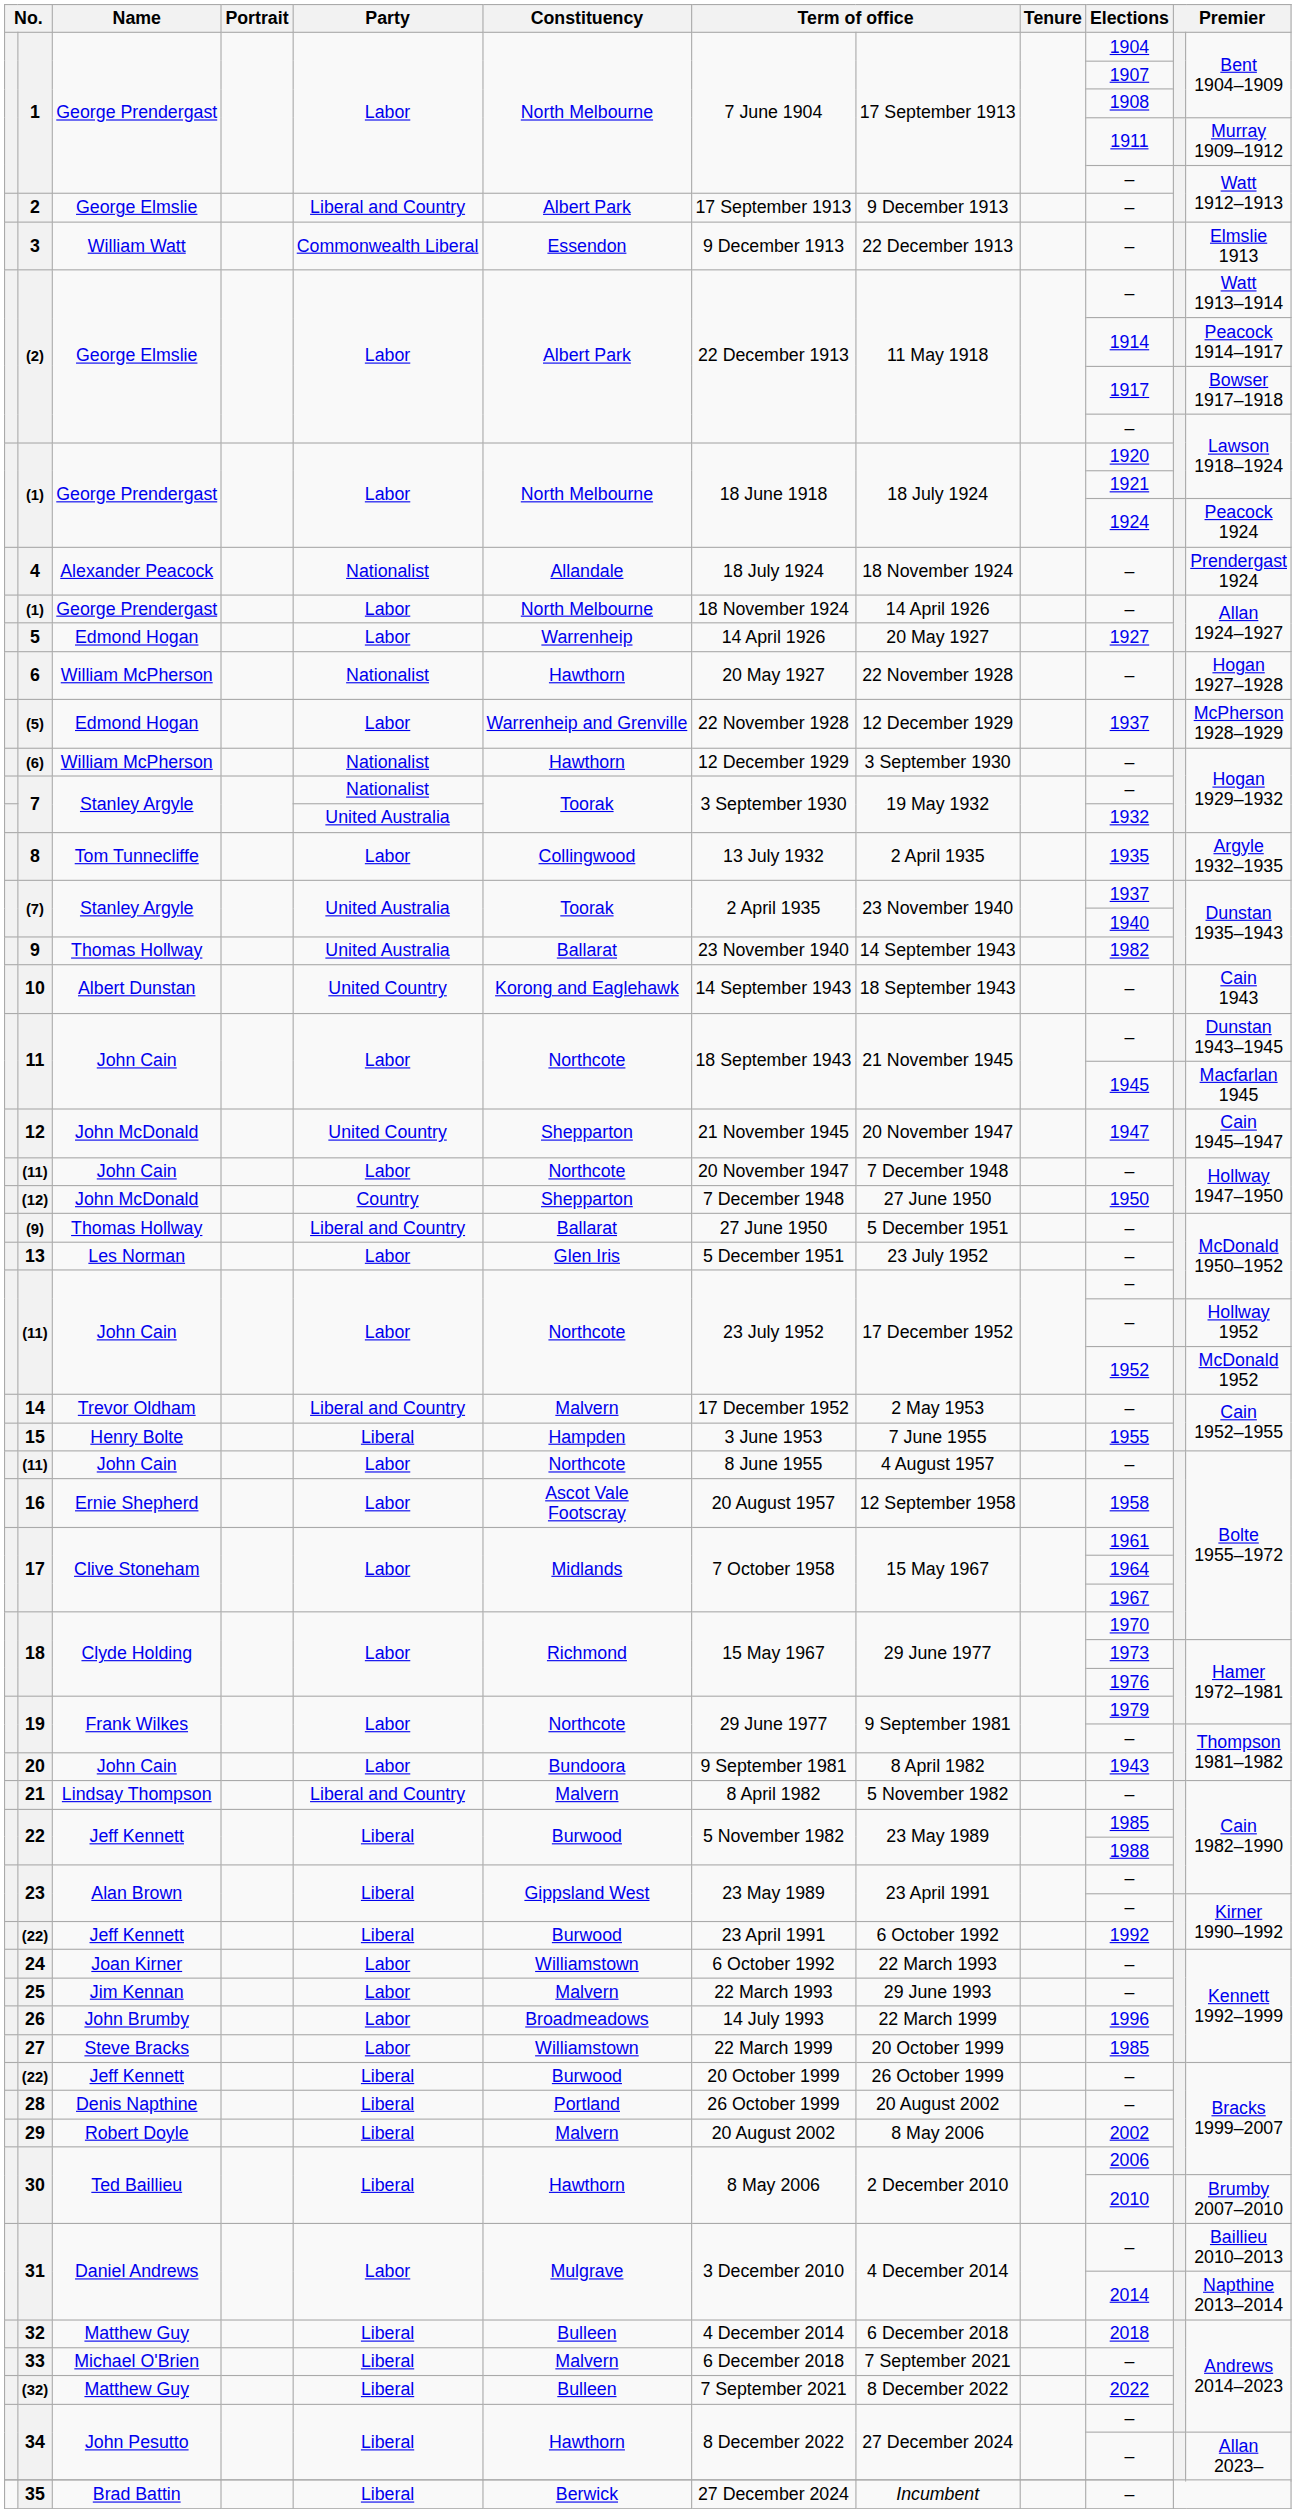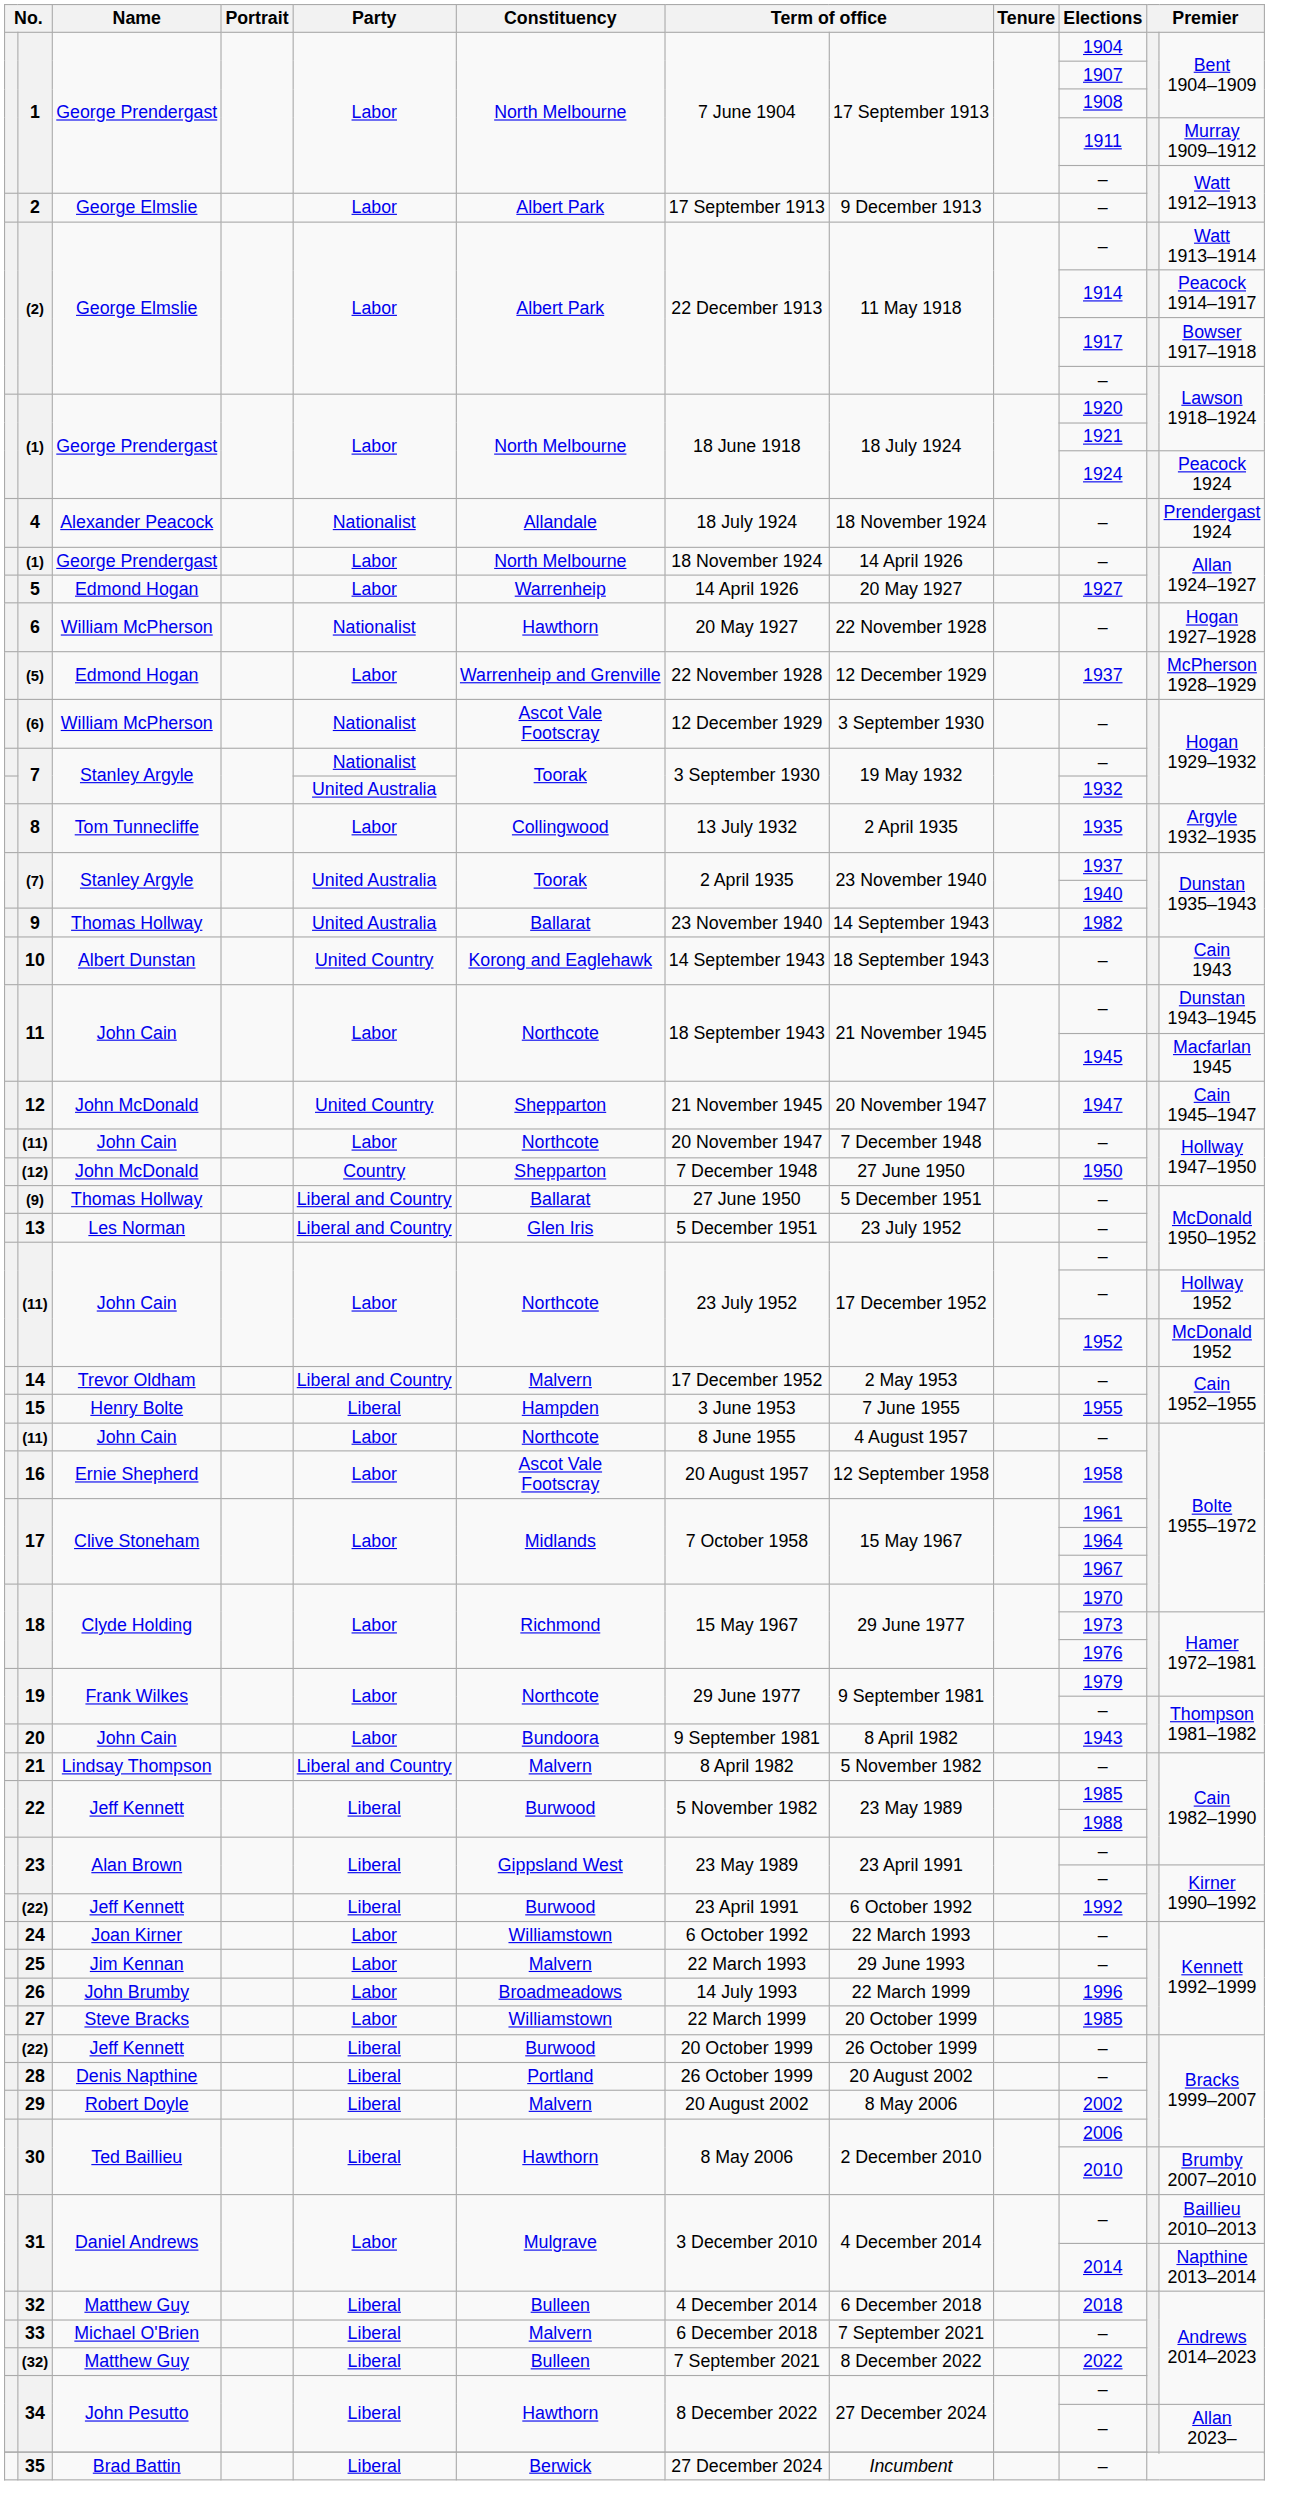(388, 207) Liberal and Country -> (374, 207) Labor
- row: (35, 245)
(587, 761) Hawthorn -> (560, 723) Ascot Vale Footscray
(388, 1255) Labor -> (374, 1227) Liberal and Country
